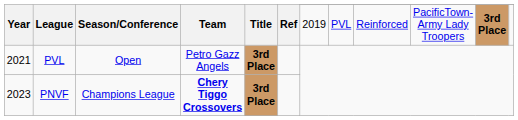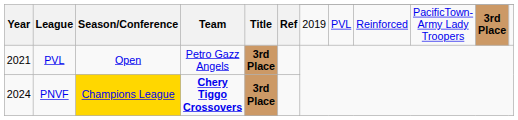(19, 95) 2023 -> (19, 95) 2024
(128, 95) no background -> (128, 95) gold background
